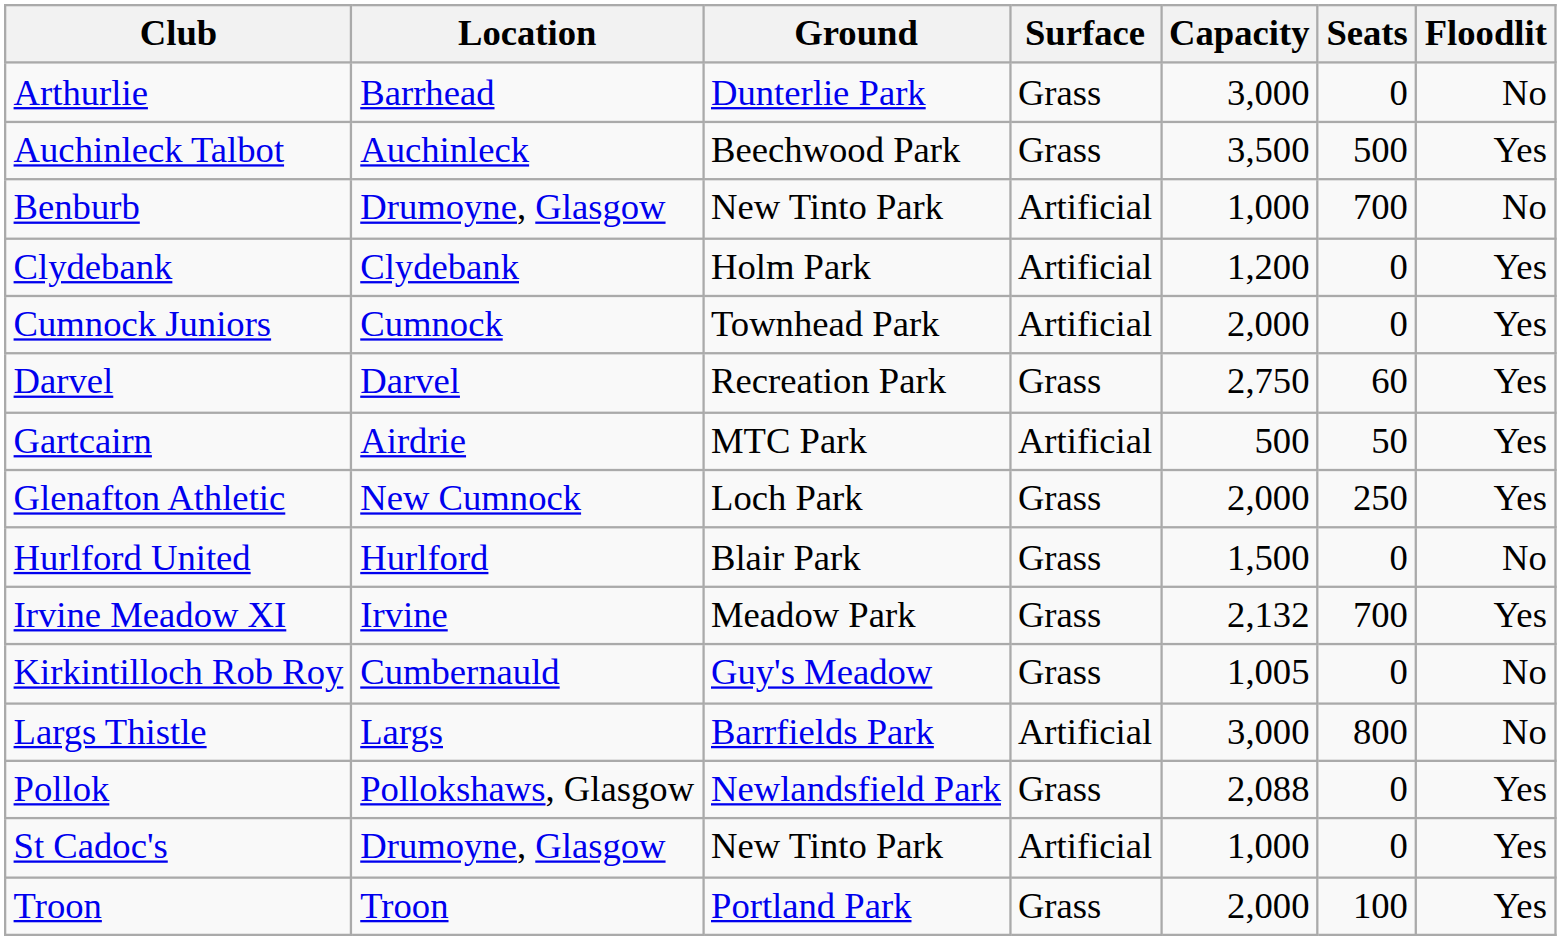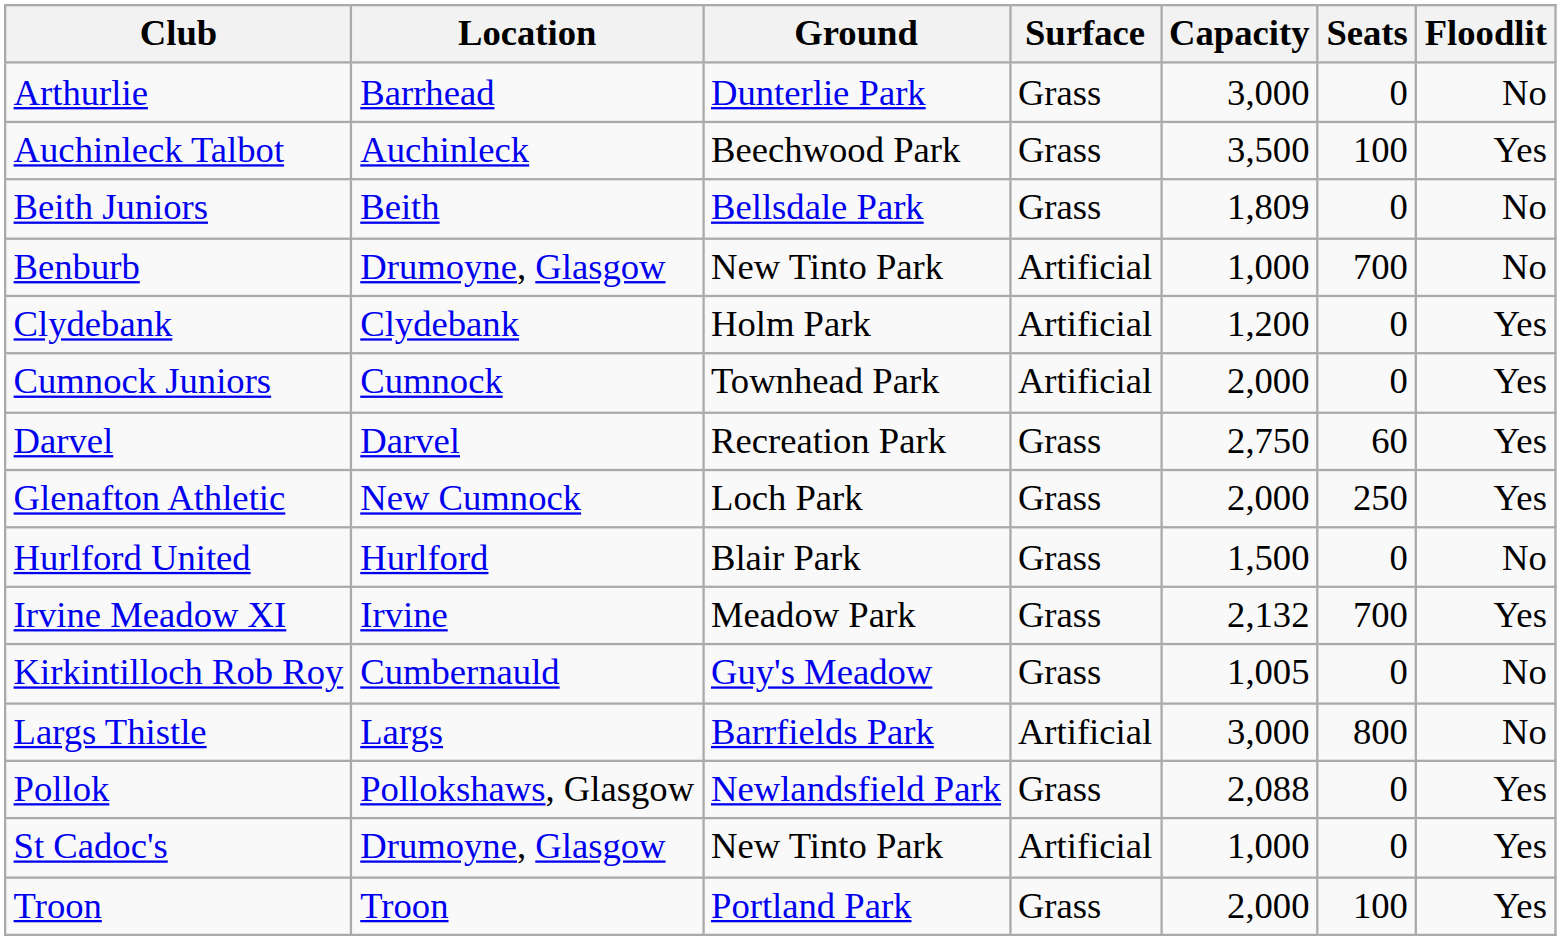(1380, 149) 500 -> (1380, 149) 100
+ row: (111, 207)
- row: (83, 440)
